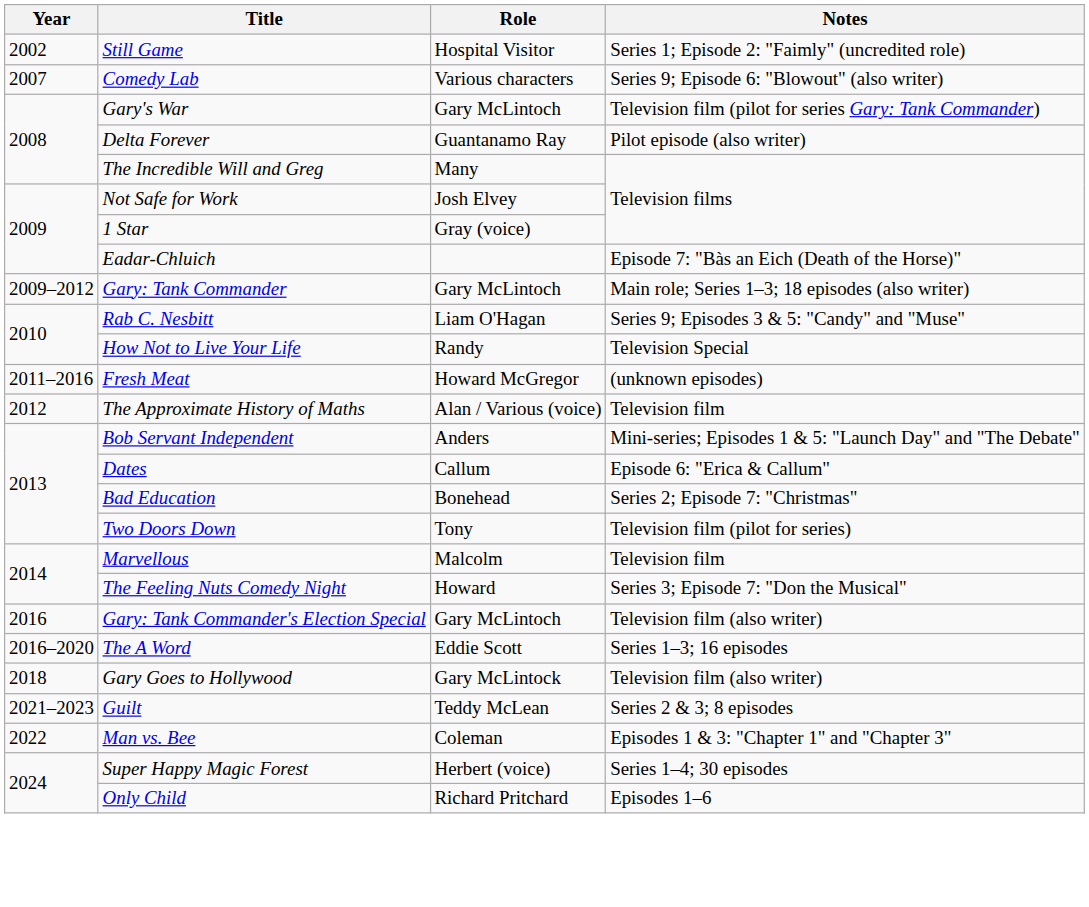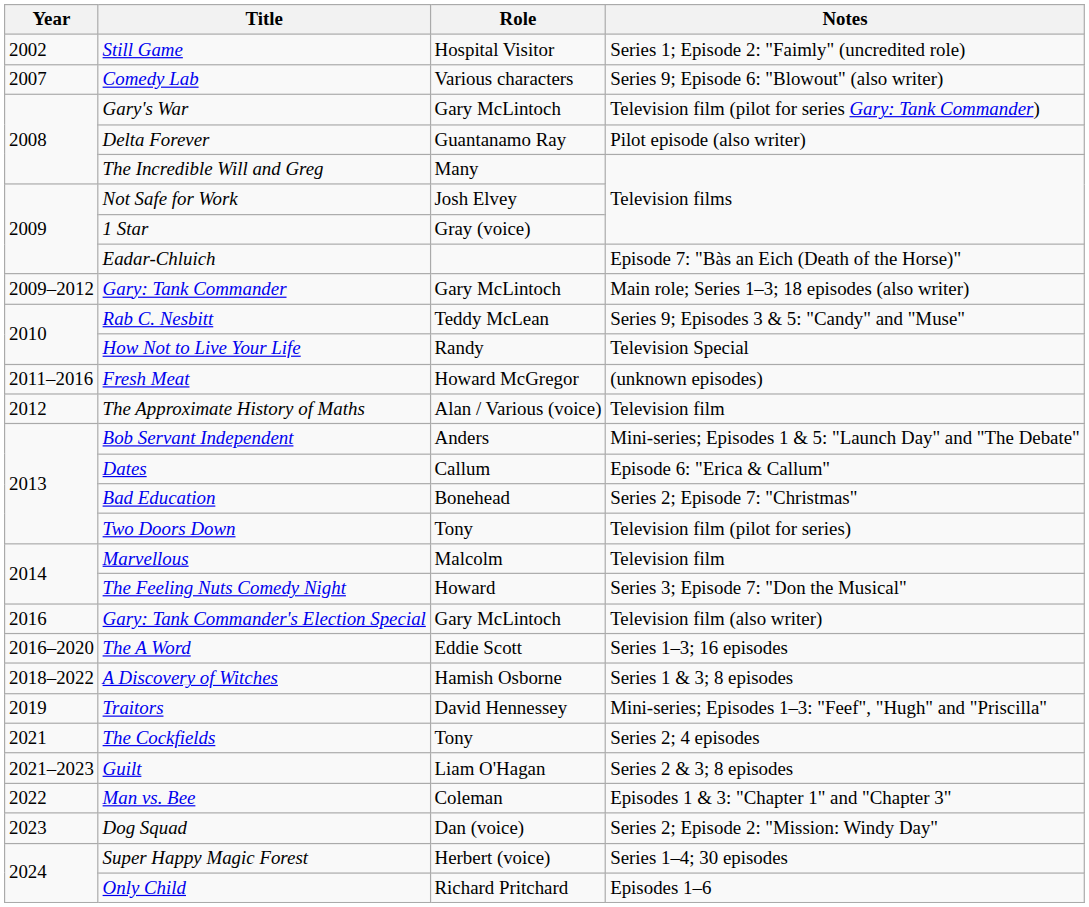(490, 318) Liam O'Hagan -> (492, 318) Teddy McLean
- row: (197, 678)
+ row: (190, 678)
+ row: (133, 708)
+ row: (159, 738)
(492, 708) Teddy McLean -> (490, 768) Liam O'Hagan
+ row: (145, 827)
